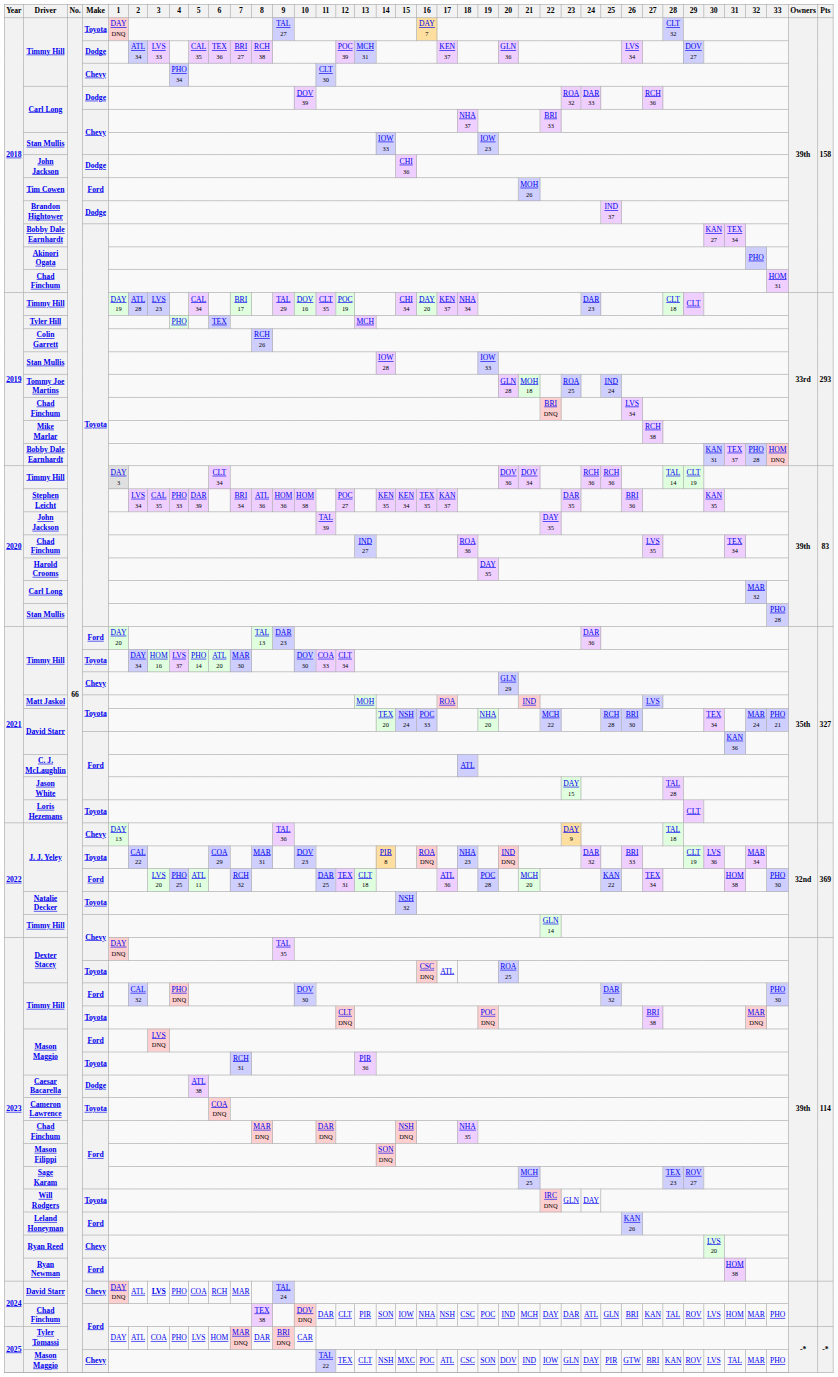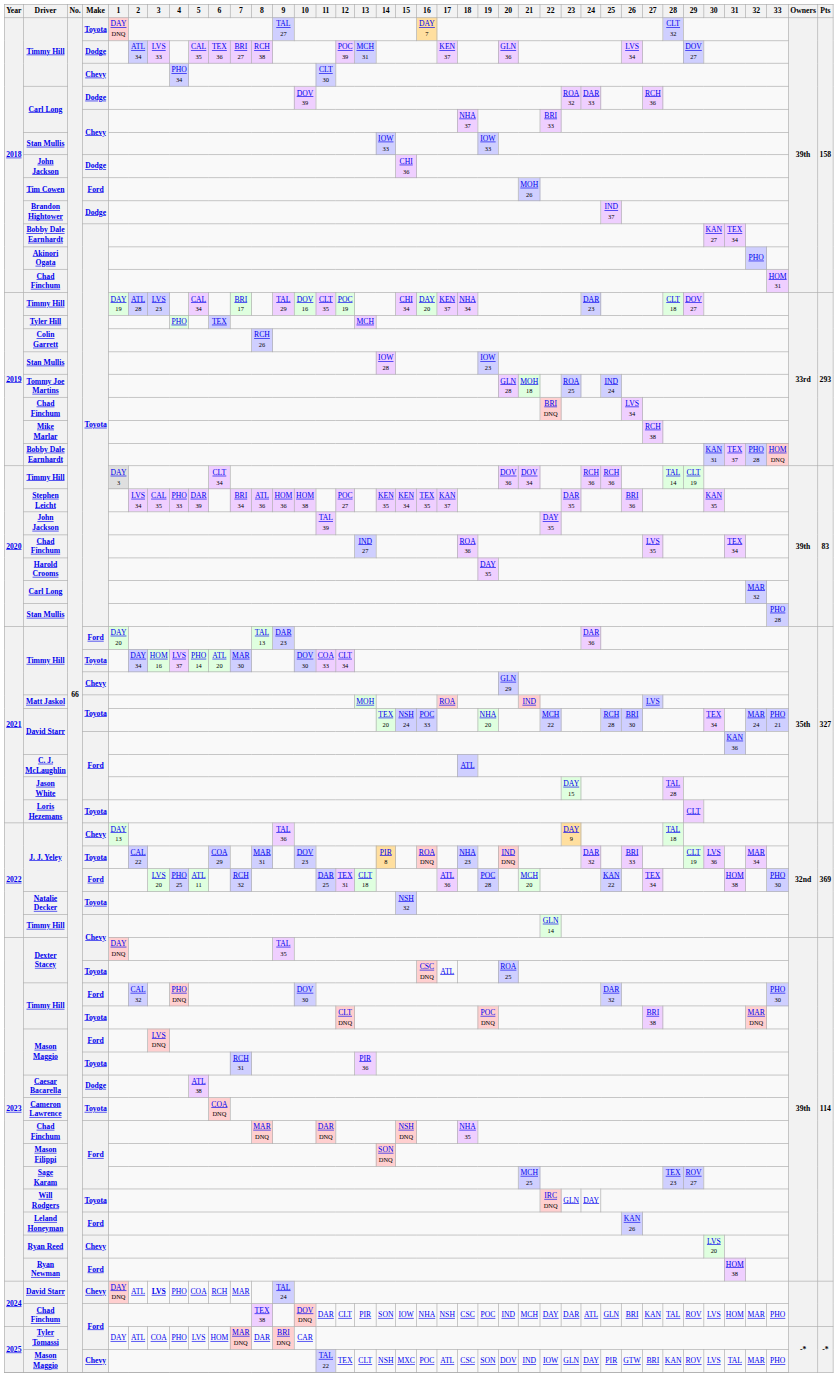(488, 143) IOW 23 -> (488, 143) IOW 33
(693, 304) CLT -> (693, 303) DOV 27
(488, 362) IOW 33 -> (488, 362) IOW 23
